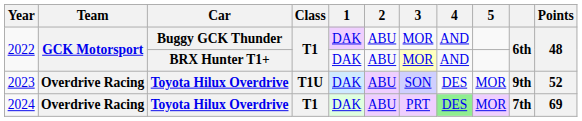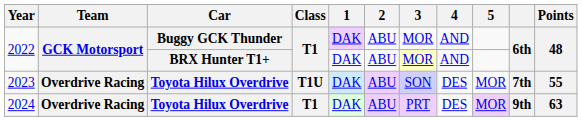(522, 83) 9th -> (522, 83) 7th
(556, 83) 52 -> (556, 83) 55
(454, 105) lightgreen background -> (454, 105) no background
(522, 105) 7th -> (522, 105) 9th
(556, 105) 69 -> (556, 105) 63
